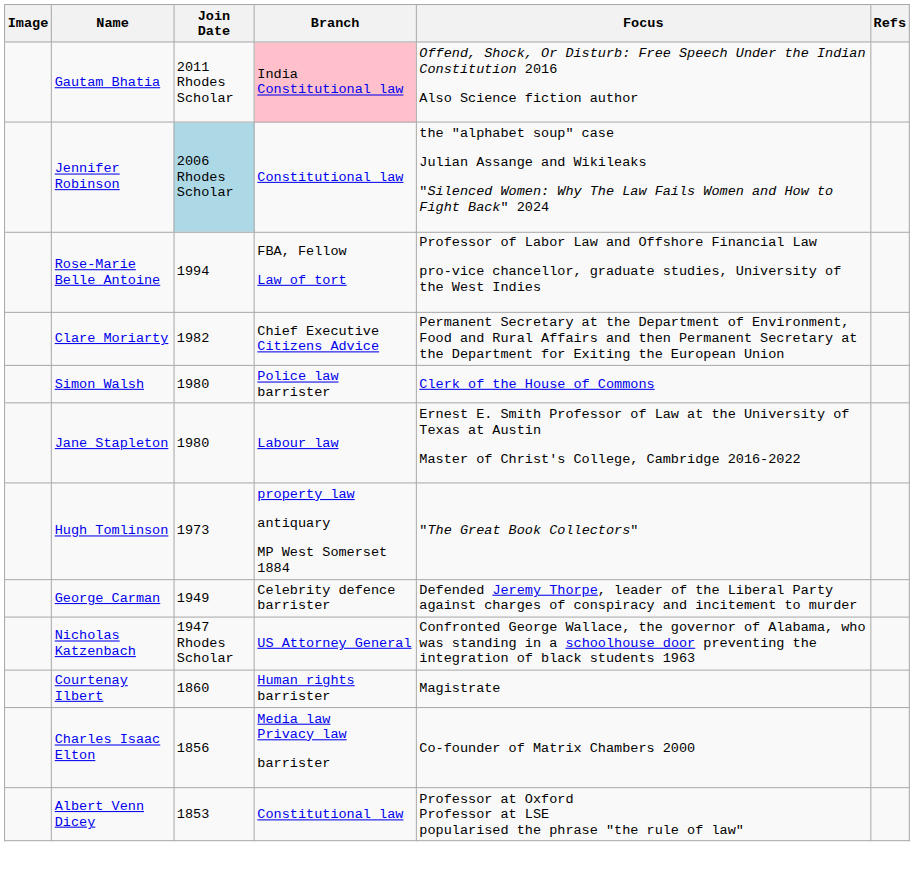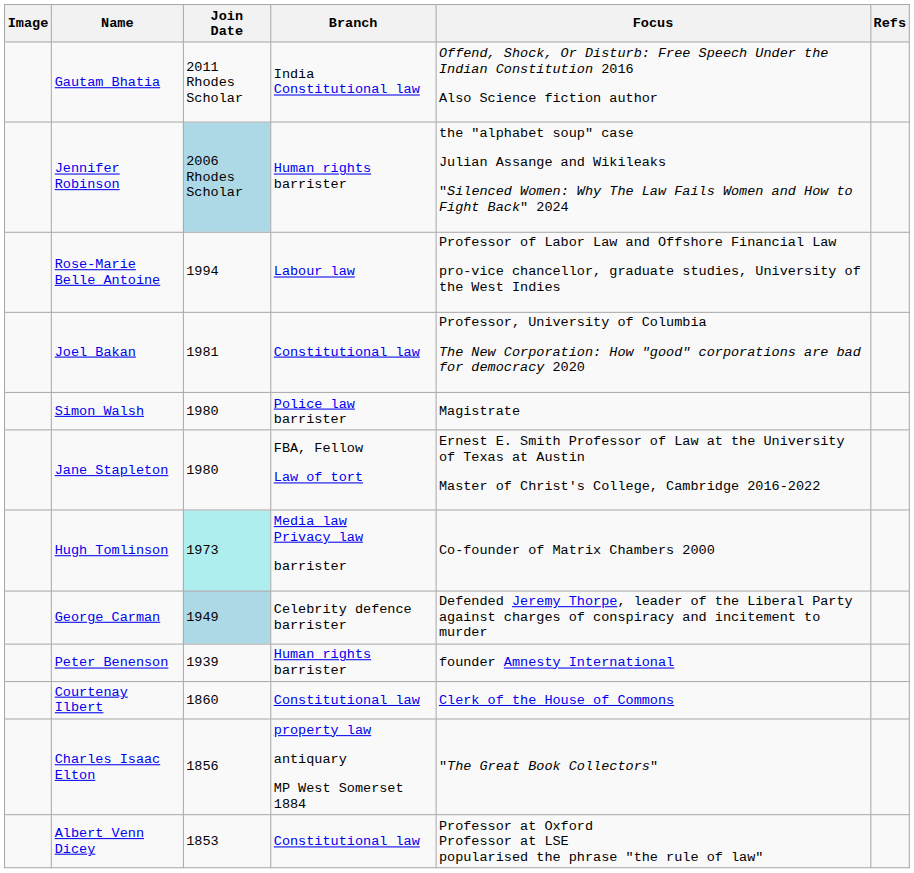(330, 82) pink background -> (347, 82) no background
(330, 177) Constitutional law -> (322, 177) Human rights barrister
(335, 265) FBA, Fellow Law of tort -> (314, 272) Labour law
- row: (112, 339)
+ row: (95, 352)
(537, 384) Clerk of the House of Commons -> (479, 411) Magistrate
(298, 443) Labour law -> (353, 463) FBA, Fellow Law of tort
(193, 531) no background -> (202, 550) paleturquoise background
(335, 531) property law antiquary MP West Somerset 1884 -> (353, 544) Media law Privacy law barrister
(529, 531) "The Great Book Collectors" -> (577, 550) Co-founder of Matrix Chambers 2000
(193, 598) no background -> (202, 617) lightblue background
+ row: (112, 663)
- row: (95, 643)
(306, 689) Human rights barrister -> (347, 700) Constitutional law
(460, 689) Magistrate -> (557, 700) Clerk of the House of Commons
(335, 741) Media law Privacy law barrister -> (353, 767) property law antiquary MP West Somerset 1884
(557, 748) Co-founder of Matrix Chambers 2000 -> (548, 767) "The Great Book Collectors"
